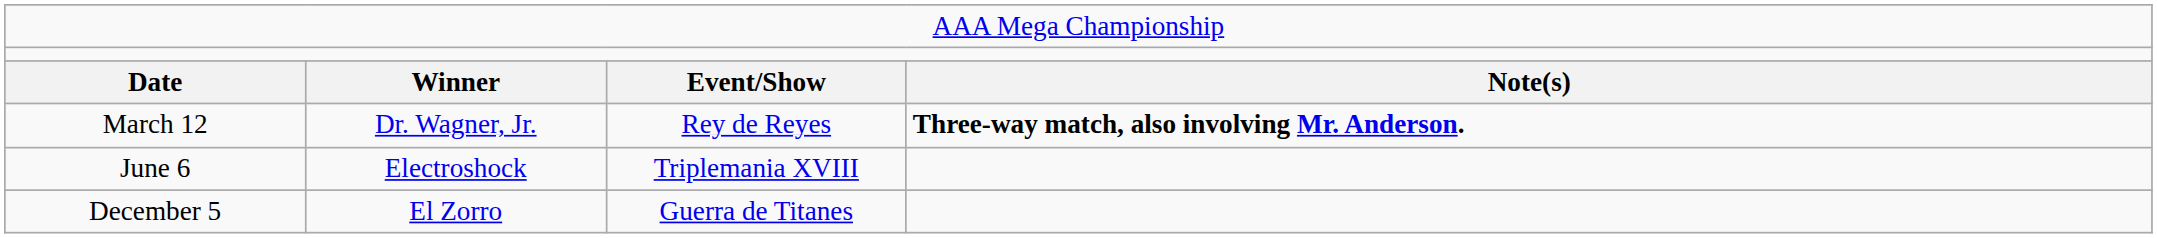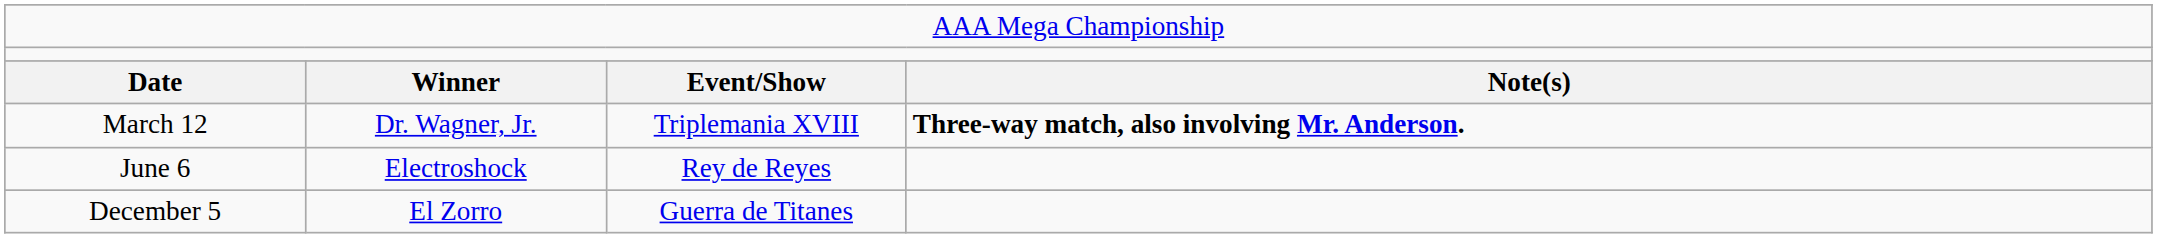(756, 124) Rey de Reyes -> (756, 124) Triplemania XVIII
(756, 168) Triplemania XVIII -> (756, 168) Rey de Reyes
